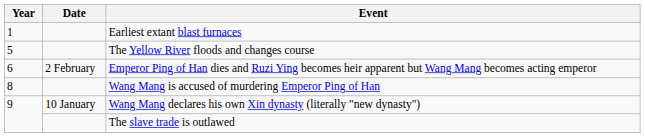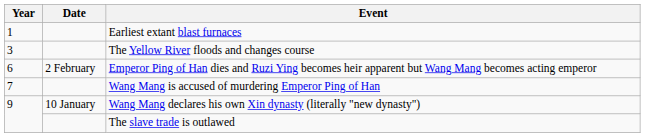(10, 50) 5 -> (10, 50) 3
(10, 86) 8 -> (10, 86) 7
